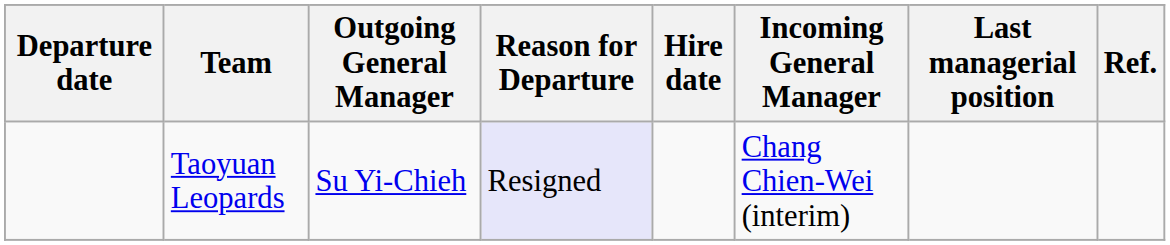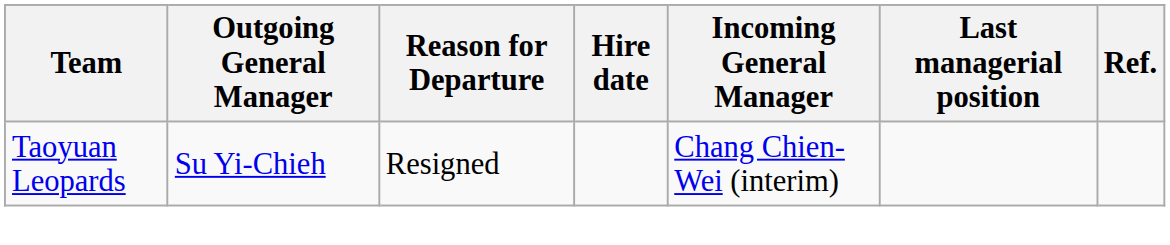- column: (84, 63)
(544, 180) lavender background -> (443, 163) no background
